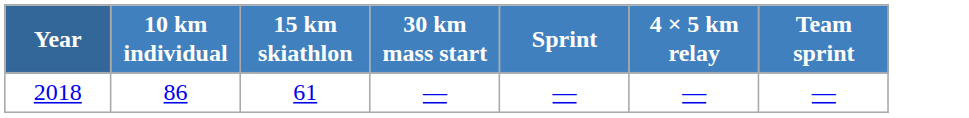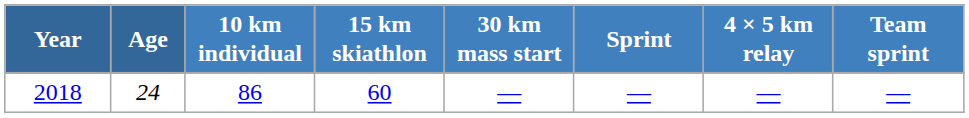+ column: (148, 38)
(305, 92) 61 -> (380, 92) 60
